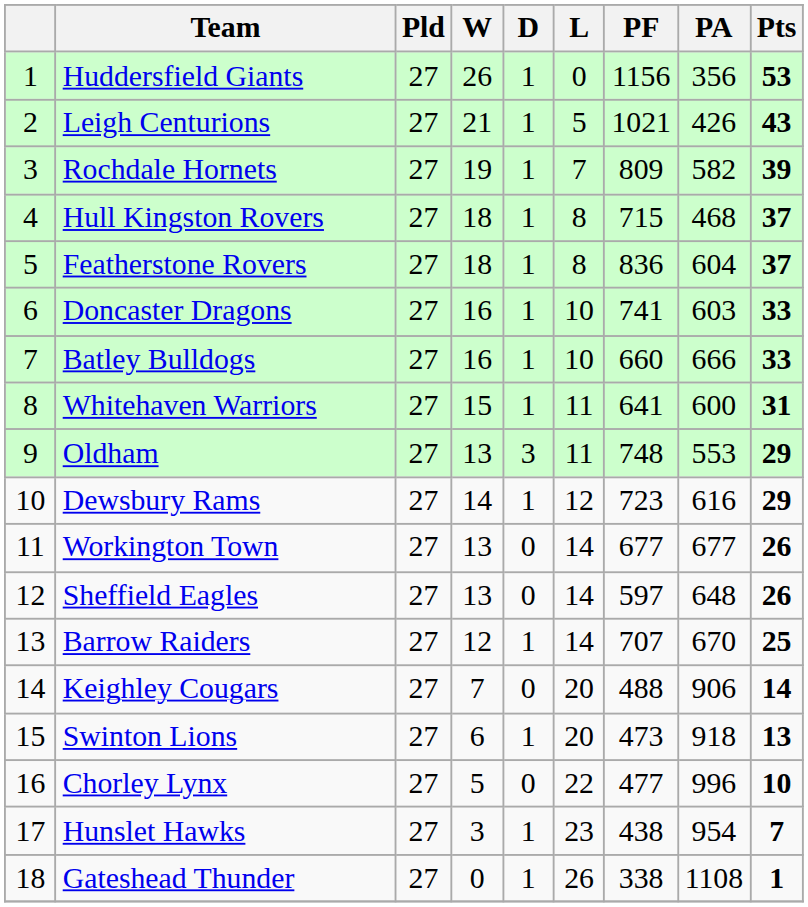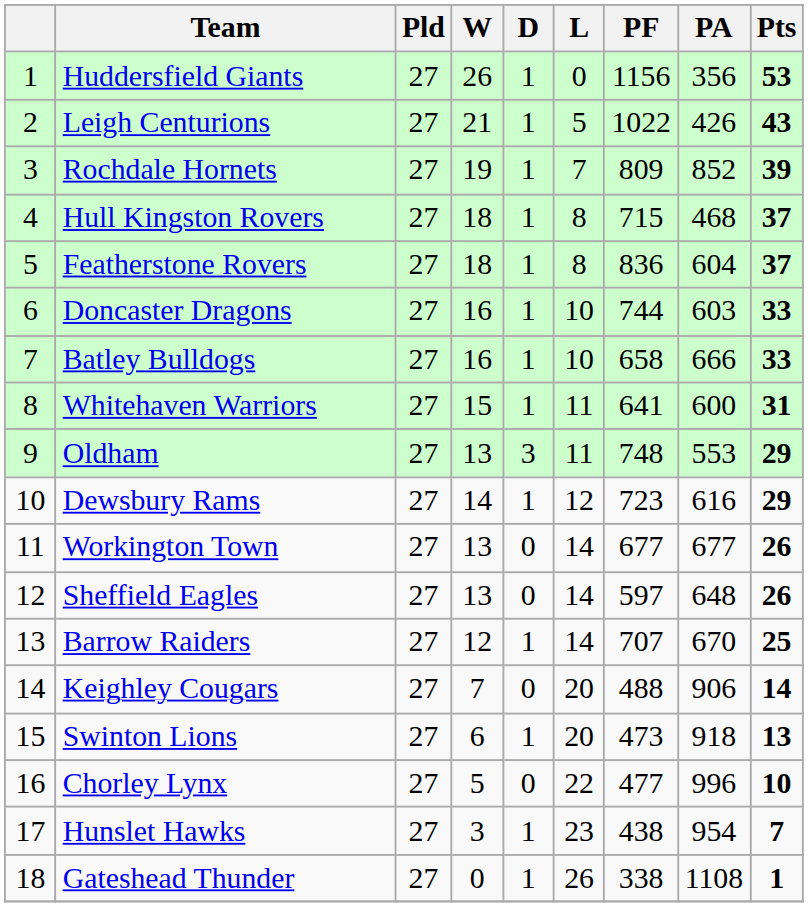(641, 122) 1021 -> (641, 122) 1022
(714, 169) 582 -> (714, 169) 852
(641, 311) 741 -> (641, 311) 744
(641, 358) 660 -> (641, 358) 658
